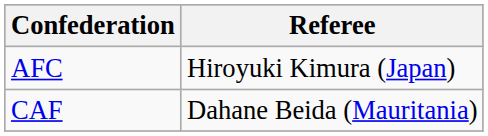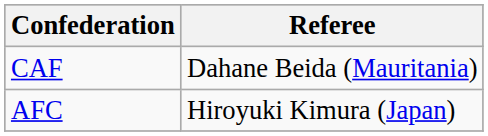rows swapped: (37, 67) <-> (37, 109)
